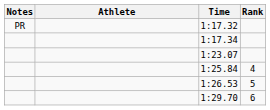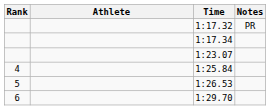columns swapped: (253, 12) <-> (20, 12)
